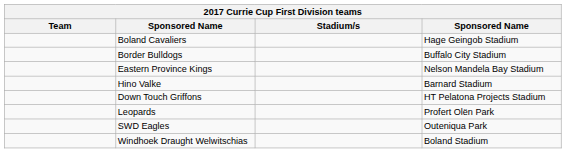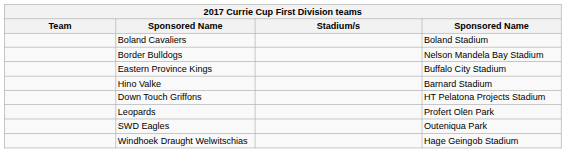(471, 41) Hage Geingob Stadium -> (456, 41) Boland Stadium
(465, 55) Buffalo City Stadium -> (484, 55) Nelson Mandela Bay Stadium
(484, 69) Nelson Mandela Bay Stadium -> (465, 69) Buffalo City Stadium
(456, 141) Boland Stadium -> (471, 141) Hage Geingob Stadium
